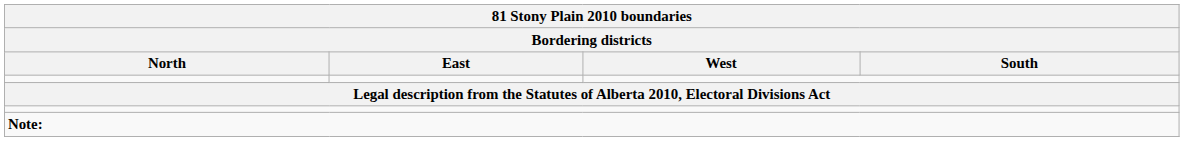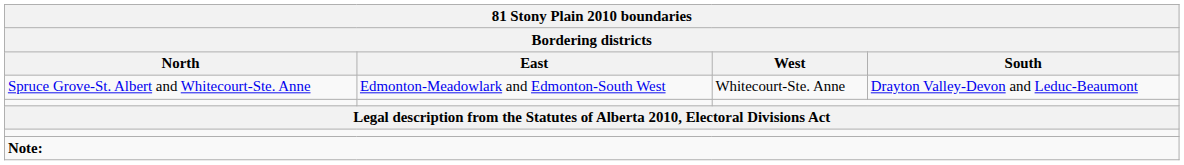+ row: (159, 87)
